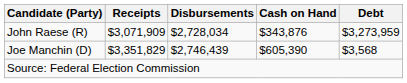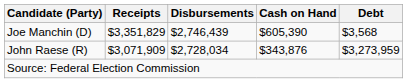rows swapped: (47, 31) <-> (49, 50)
